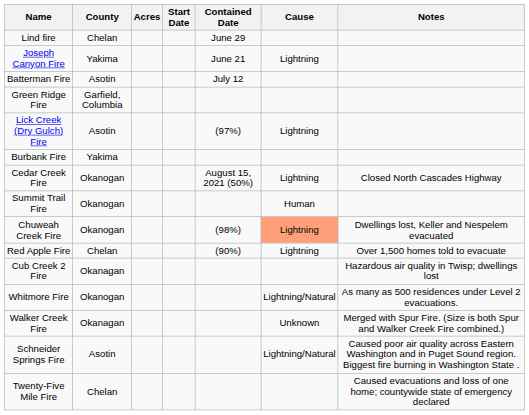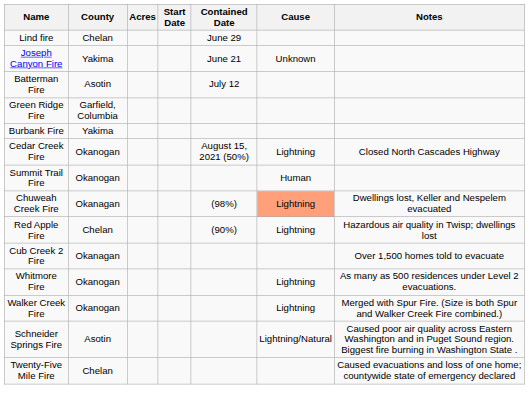(299, 58) Lightning -> (296, 58) Unknown
- row: (39, 131)
(102, 230) Okanogan -> (98, 204) Okanagan
(431, 250) Over 1,500 homes told to evacuate -> (429, 230) Hazardous air quality in Twisp; dwellings lost
(431, 271) Hazardous air quality in Twisp; dwellings lost -> (429, 256) Over 1,500 homes told to evacuate
(299, 297) Lightning/Natural -> (296, 282) Lightning
(102, 323) Okanagan -> (98, 308) Okanogan
(299, 323) Unknown -> (296, 308) Lightning
